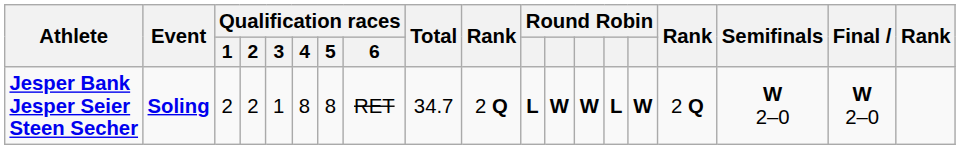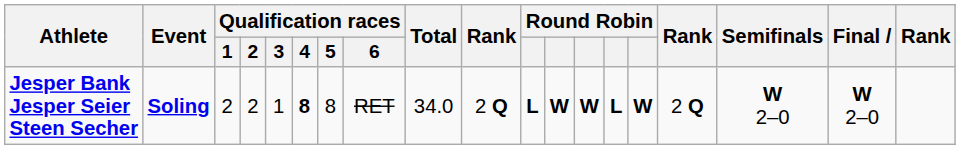(305, 106) normal -> (305, 106) bold
(434, 106) 34.7 -> (434, 106) 34.0
